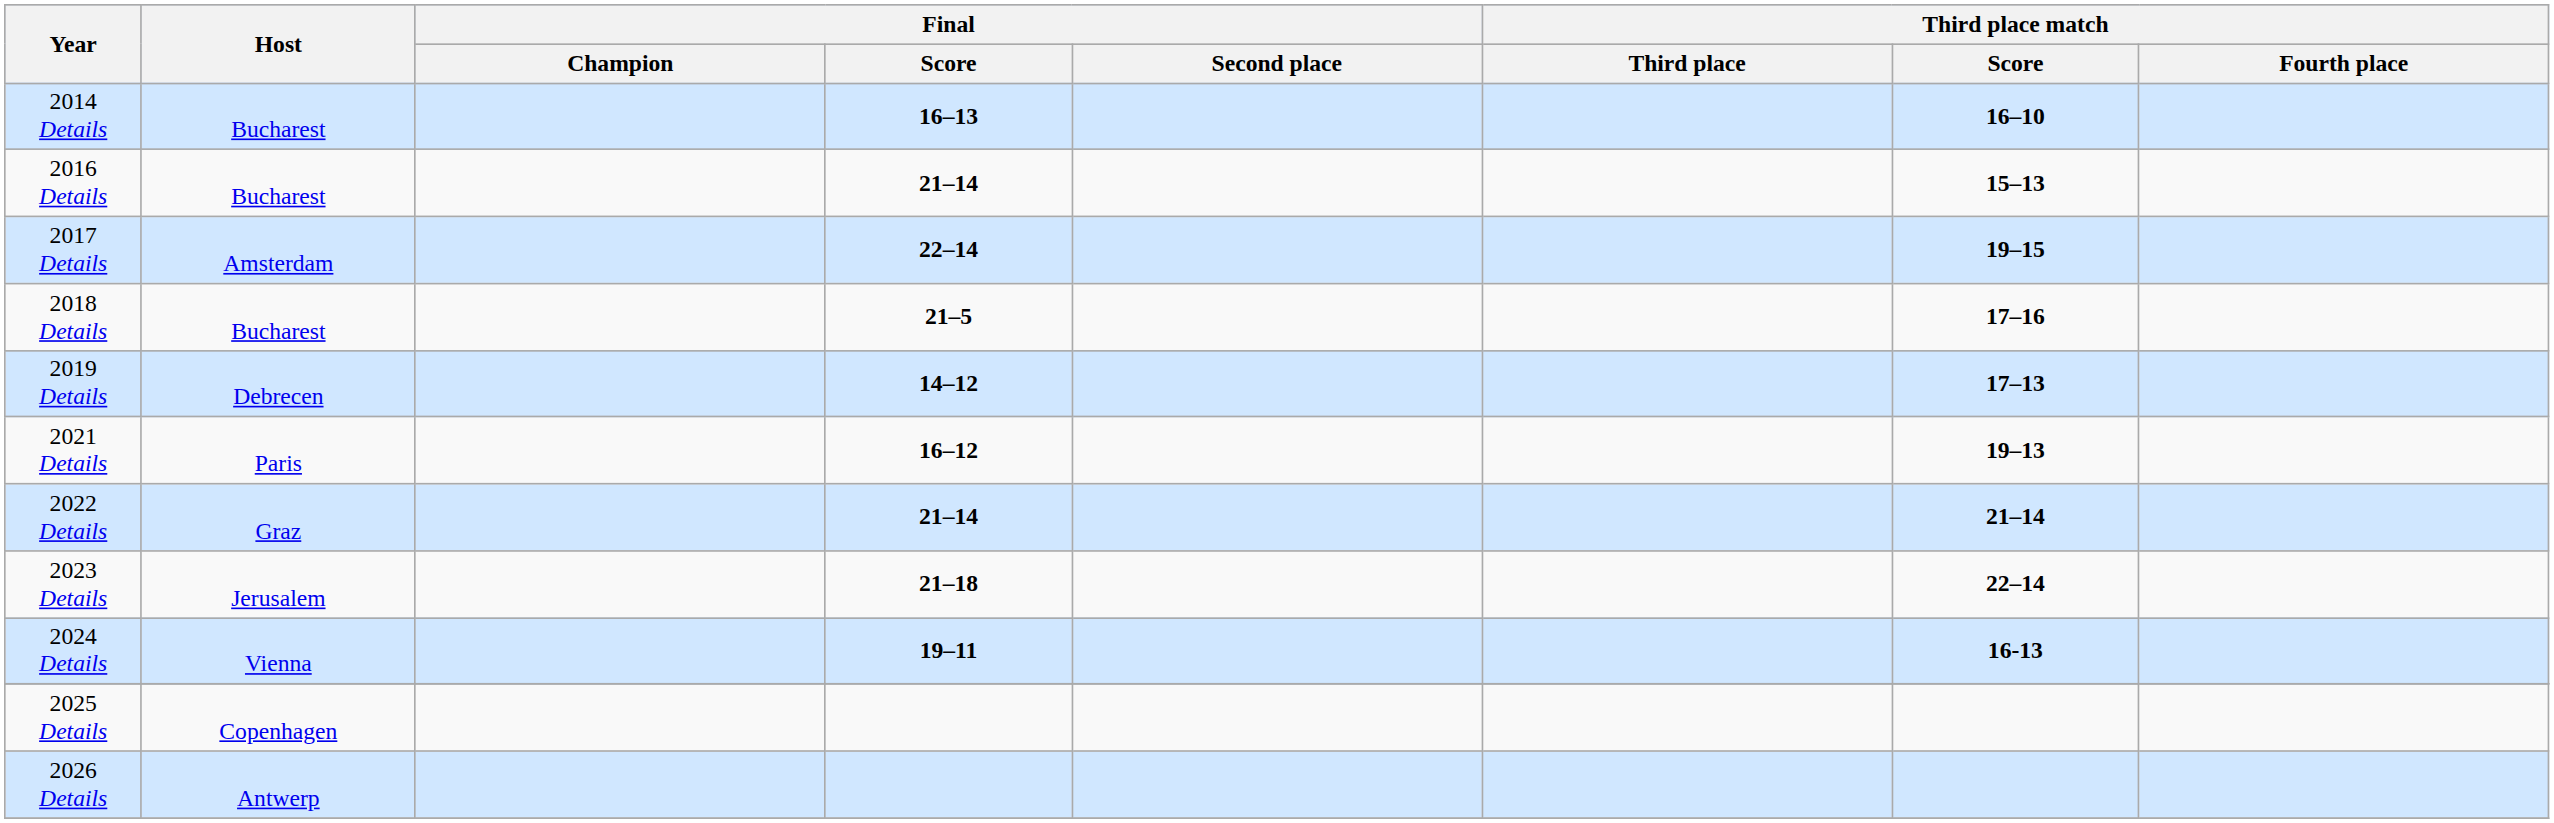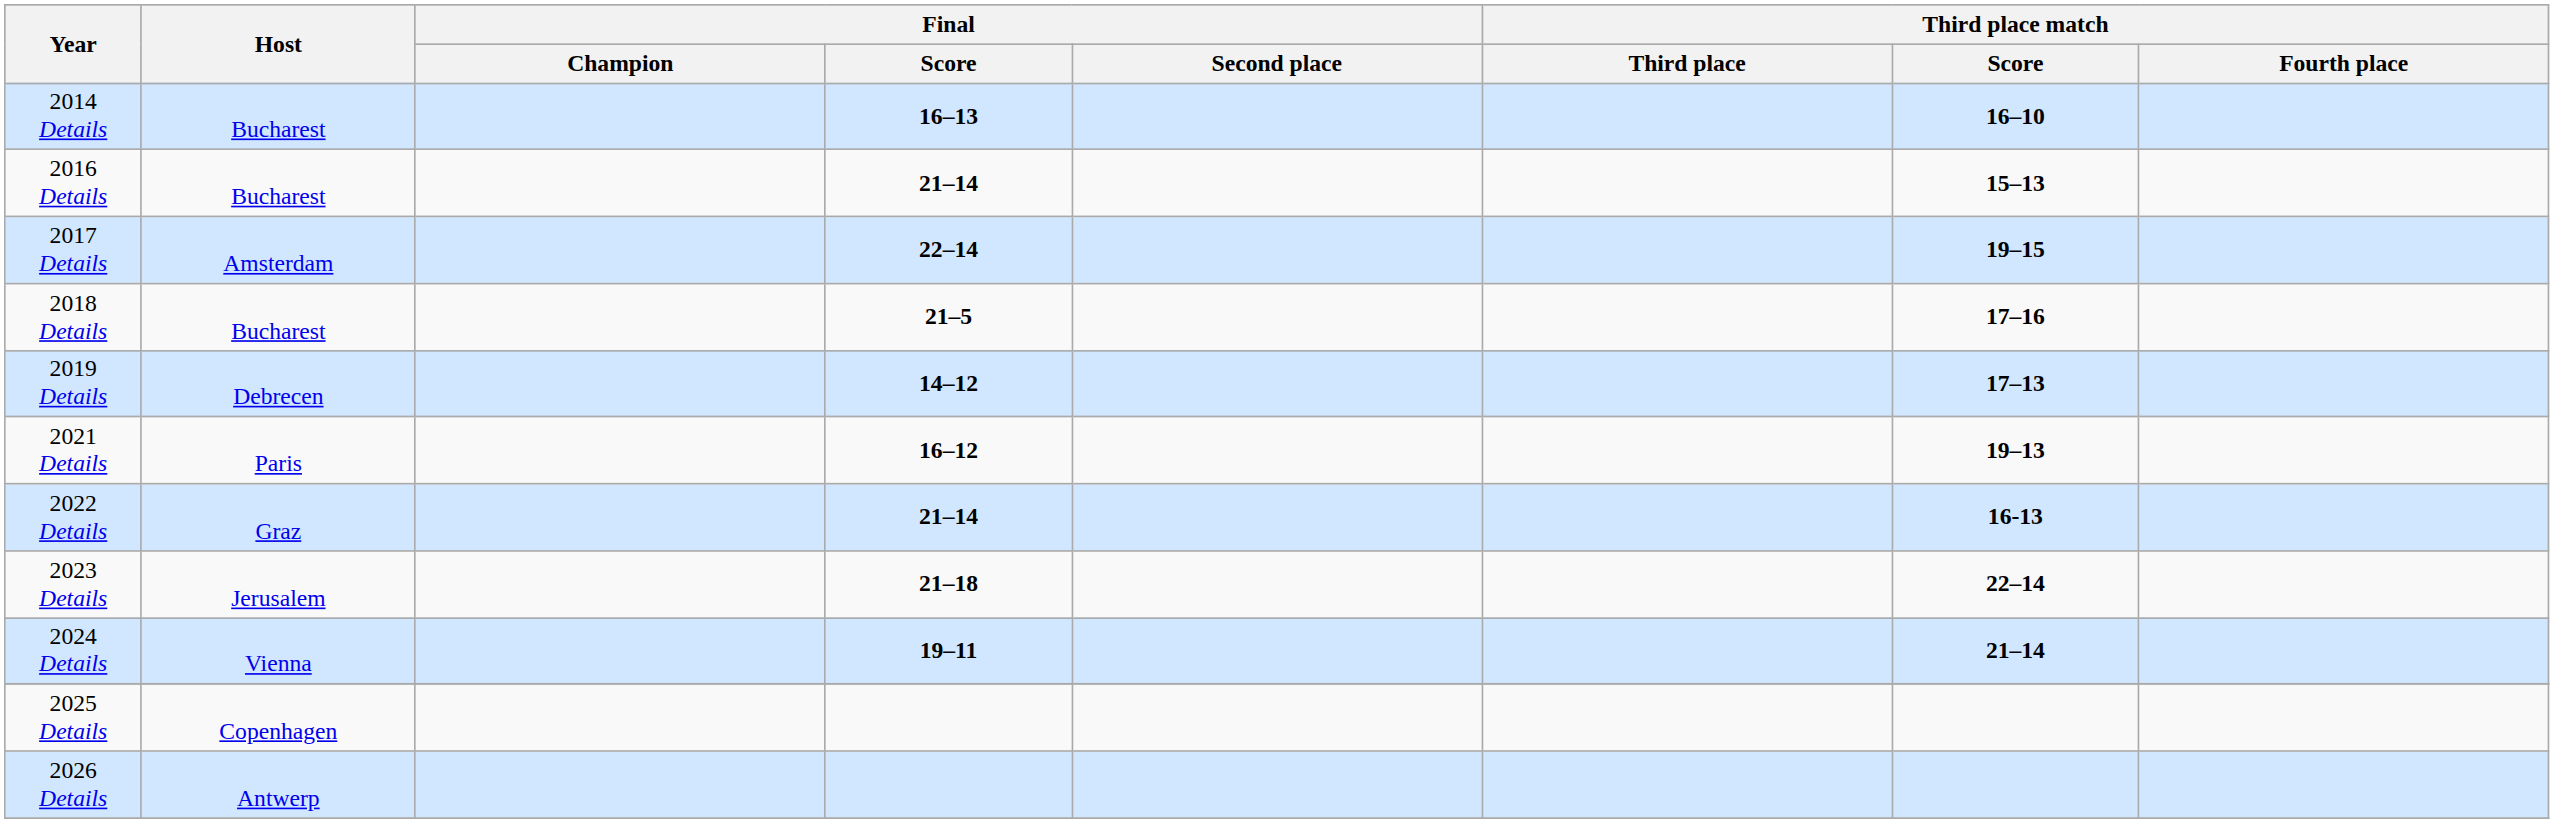(2015, 517) 21–14 -> (2015, 517) 16-13
(2015, 650) 16-13 -> (2015, 650) 21–14
